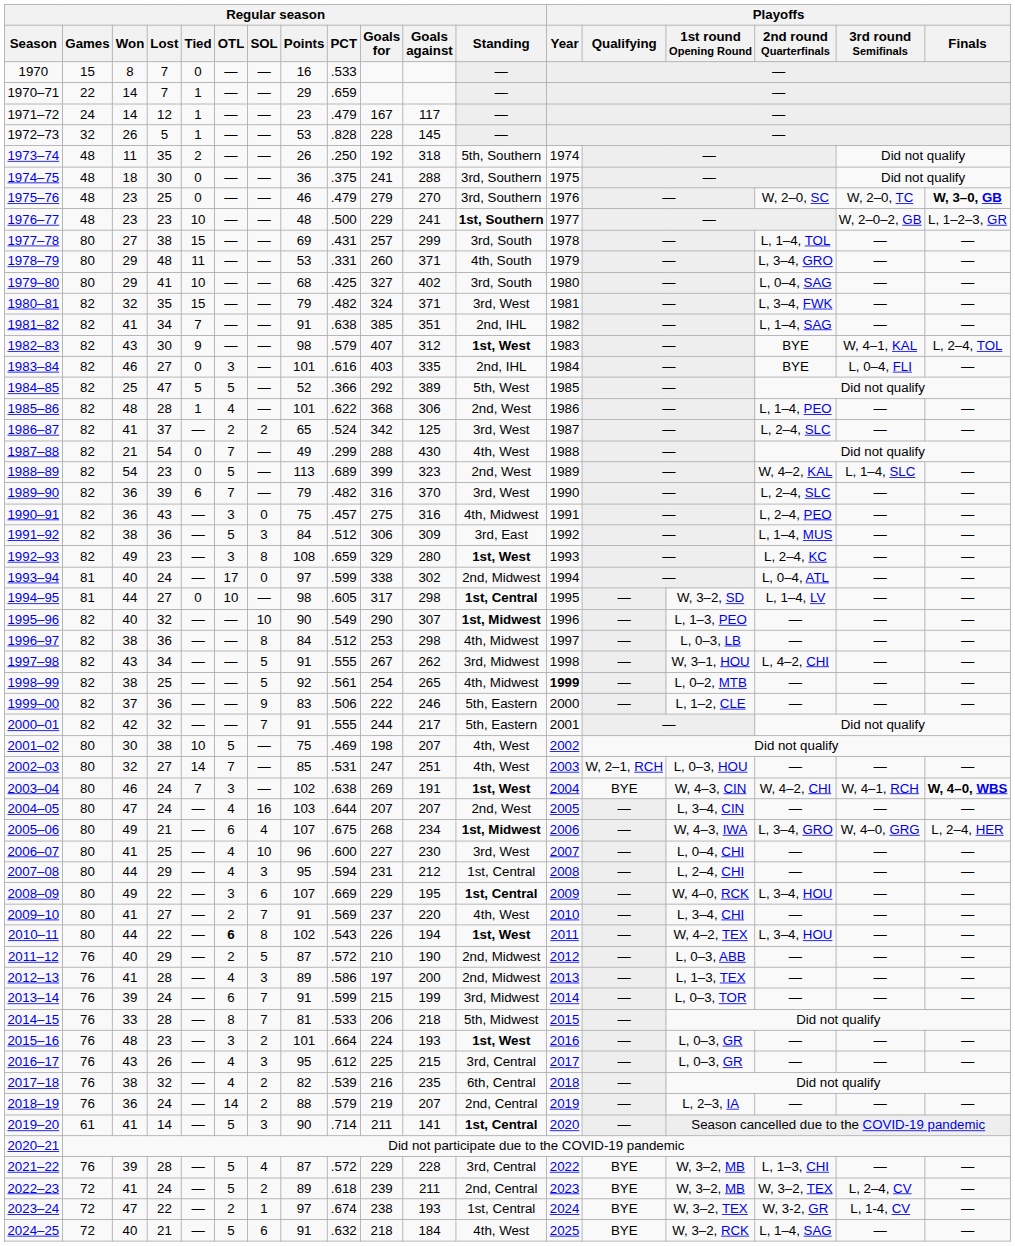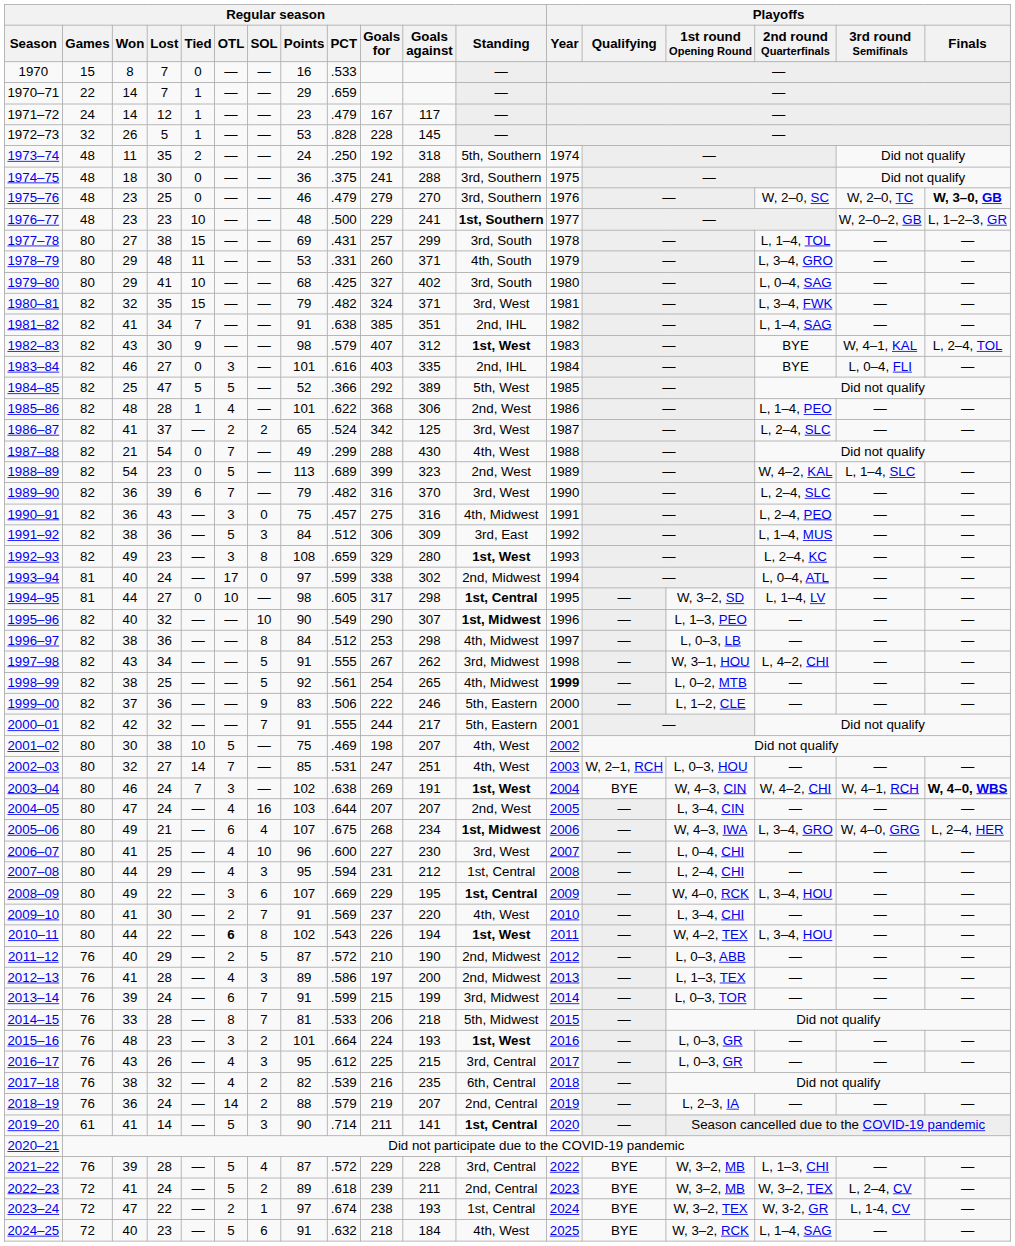(304, 156) 26 -> (304, 156) 24
(164, 914) 27 -> (164, 914) 30
(164, 1230) 21 -> (164, 1230) 23
